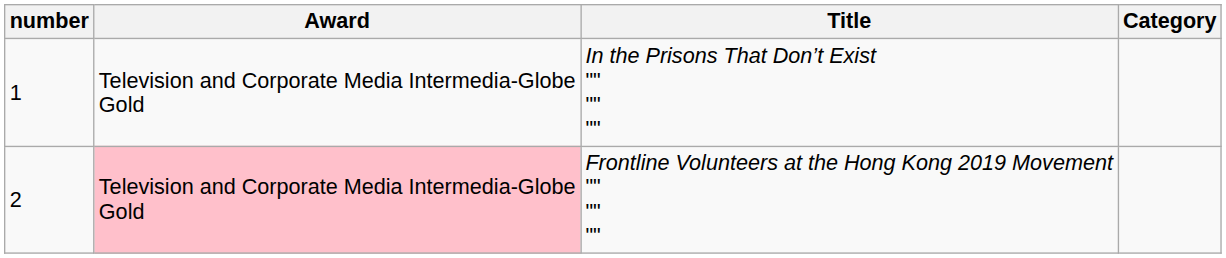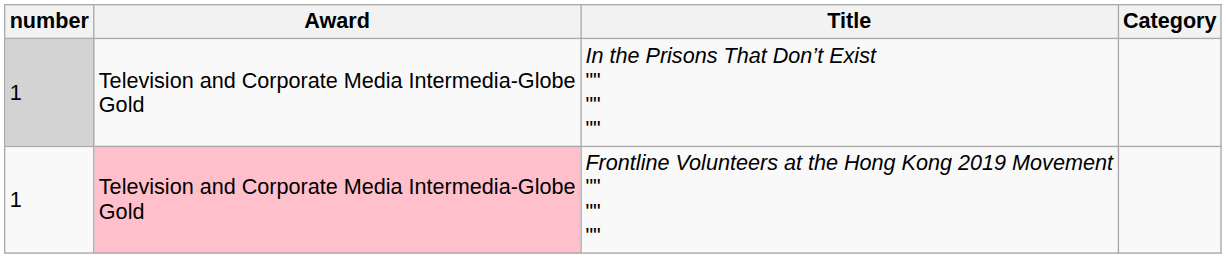(16, 92) no background -> (16, 92) lightgrey background
(16, 199) 2 -> (16, 199) 1
